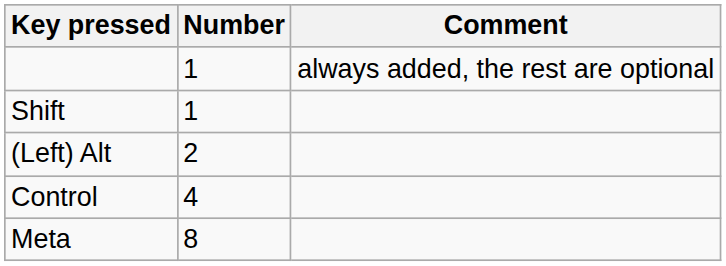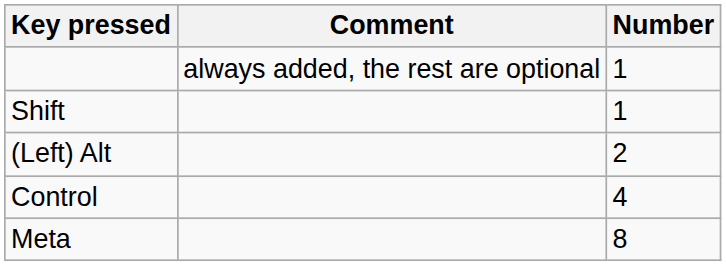columns swapped: (234, 25) <-> (506, 25)
